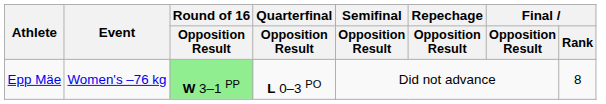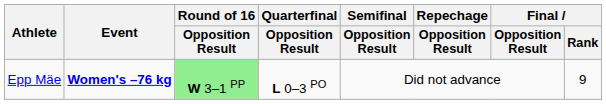(117, 80) normal -> (120, 80) bold
(578, 80) 8 -> (583, 80) 9
